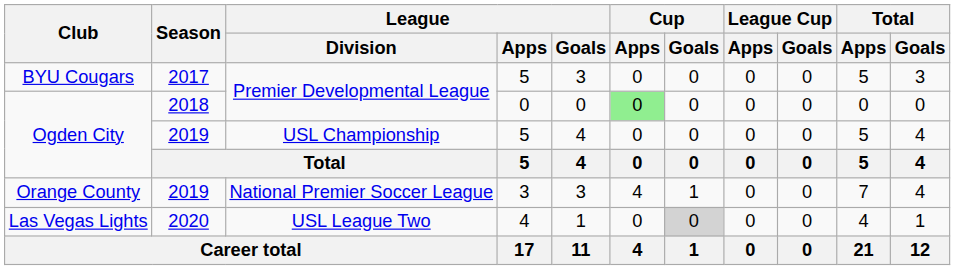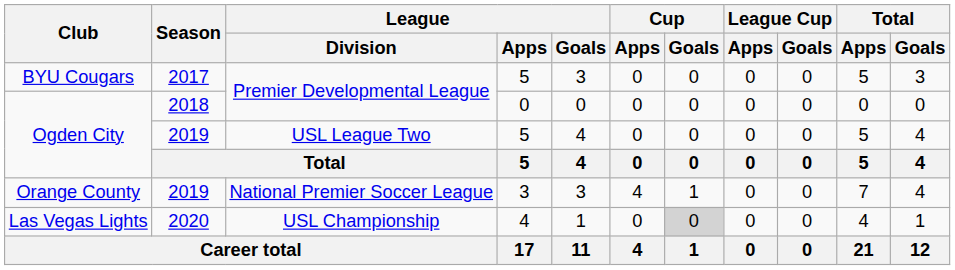(637, 105) lightgreen background -> (637, 105) no background
(361, 134) USL Championship -> (361, 134) USL League Two
(361, 221) USL League Two -> (361, 221) USL Championship
